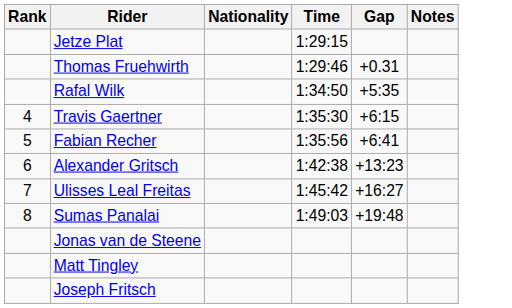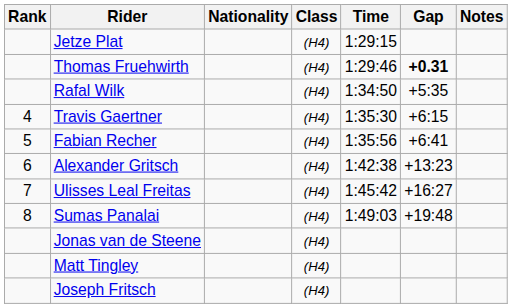+ column: (317, 16)
(379, 66) normal -> (428, 66) bold
